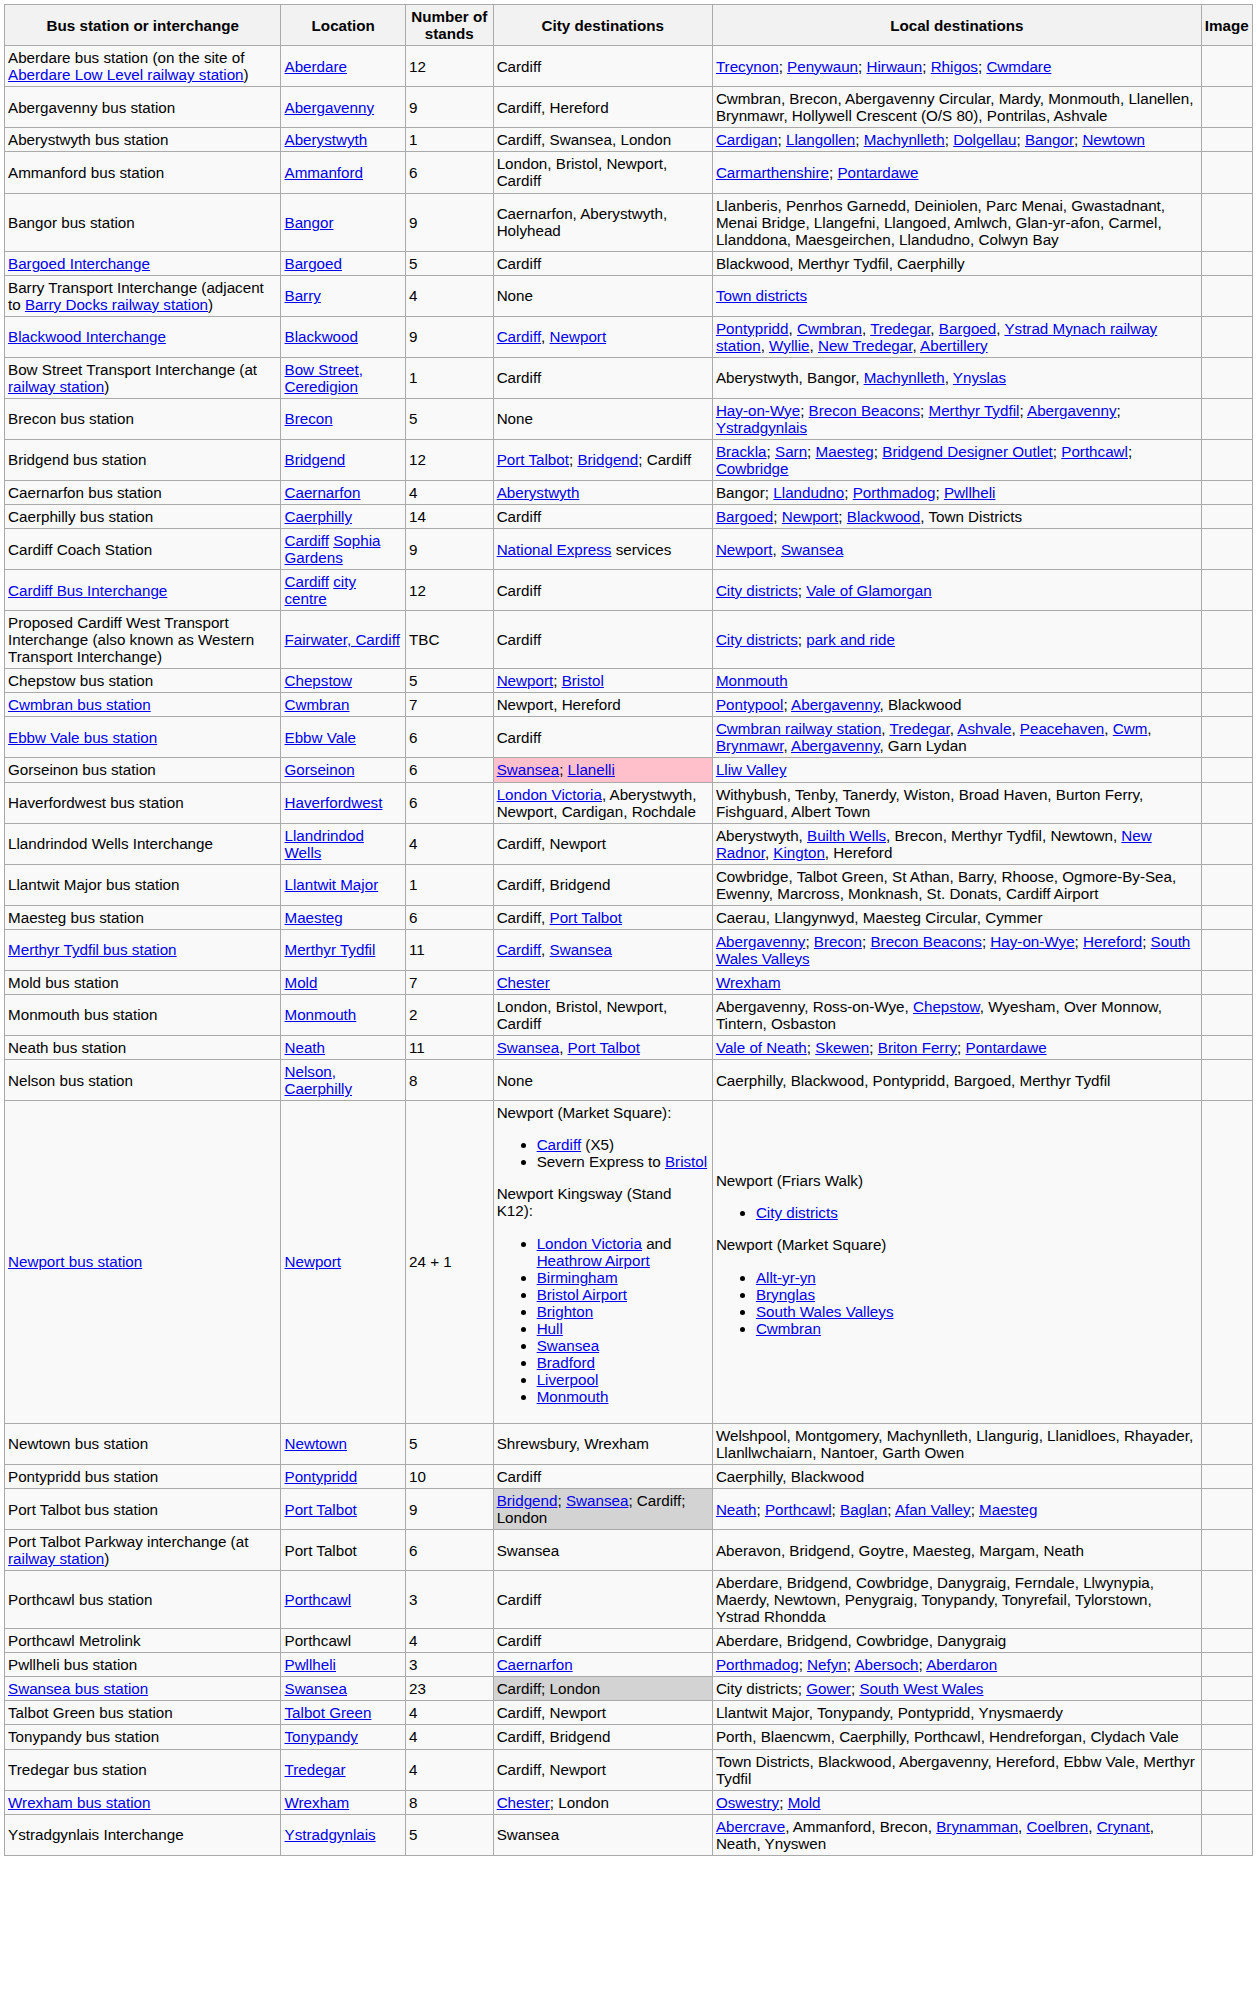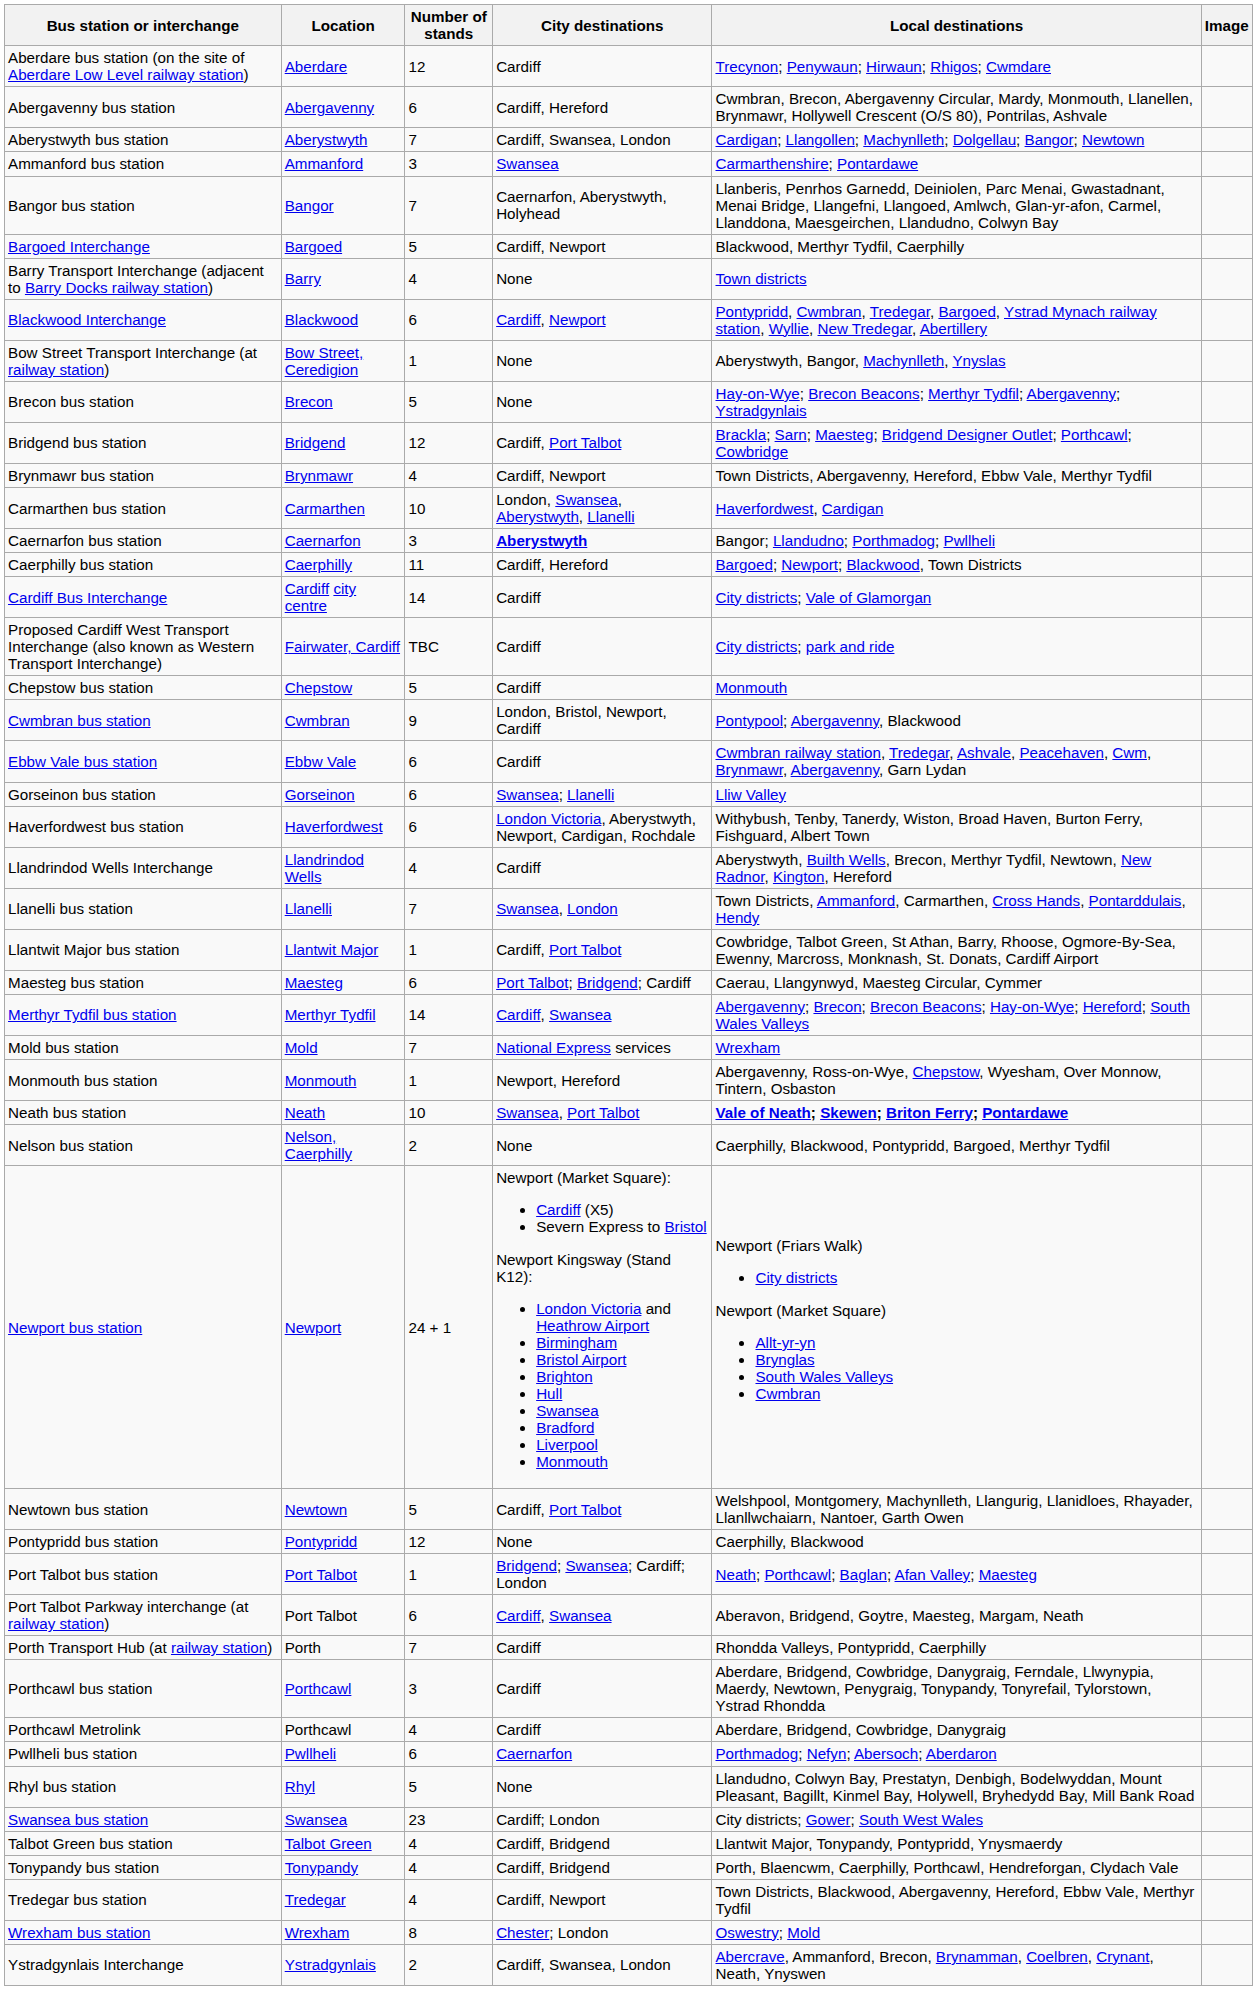(413, 107) 9 -> (413, 107) 6
(413, 140) 1 -> (413, 140) 7
(413, 172) 6 -> (413, 164) 3
(582, 172) London, Bristol, Newport, Cardiff -> (527, 164) Swansea
(413, 222) 9 -> (413, 205) 7
(519, 263) Cardiff -> (551, 246) Cardiff, Newport
(413, 337) 9 -> (413, 320) 6
(519, 378) Cardiff -> (514, 361) None
(594, 460) Port Talbot; Bridgend; Cardiff -> (559, 443) Cardiff, Port Talbot
+ row: (81, 475)
+ row: (87, 508)
(413, 492) 4 -> (413, 541) 3
(538, 492) normal -> (542, 541) bold
(417, 517) 14 -> (416, 565) 11
(519, 517) Cardiff -> (552, 565) Cardiff, Hereford
- row: (80, 549)
(417, 590) 12 -> (417, 597) 14
(550, 681) Newport; Bristol -> (518, 688) Cardiff
(413, 705) 7 -> (413, 720) 9
(559, 705) Newport, Hereford -> (581, 720) London, Bristol, Newport, Cardiff
(556, 770) pink background -> (555, 794) no background
(551, 844) Cardiff, Newport -> (518, 868) Cardiff
+ row: (71, 909)
(553, 885) Cardiff, Bridgend -> (559, 950) Cardiff, Port Talbot
(559, 917) Cardiff, Port Talbot -> (593, 982) Port Talbot; Bridgend; Cardiff
(417, 950) 11 -> (417, 1015) 14
(523, 982) Chester -> (584, 1047) National Express services
(413, 1015) 2 -> (413, 1080) 1
(582, 1015) London, Bristol, Newport, Cardiff -> (558, 1080) Newport, Hereford
(417, 1047) 11 -> (417, 1113) 10
(881, 1047) normal -> (892, 1113) bold
(413, 1080) 8 -> (413, 1145) 2
(573, 1444) Shrewsbury, Wrexham -> (559, 1509) Cardiff, Port Talbot
(417, 1476) 10 -> (417, 1542) 12
(519, 1476) Cardiff -> (514, 1542) None
(413, 1509) 9 -> (413, 1574) 1
(591, 1509) lightgrey background -> (591, 1574) no background
(528, 1550) Swansea -> (554, 1615) Cardiff, Swansea
+ row: (140, 1648)
(413, 1665) 3 -> (413, 1754) 6
+ row: (62, 1787)
(548, 1689) lightgrey background -> (548, 1819) no background
(551, 1713) Cardiff, Newport -> (553, 1843) Cardiff, Bridgend
(413, 1835) 5 -> (413, 1965) 2
(528, 1835) Swansea -> (583, 1965) Cardiff, Swansea, London
